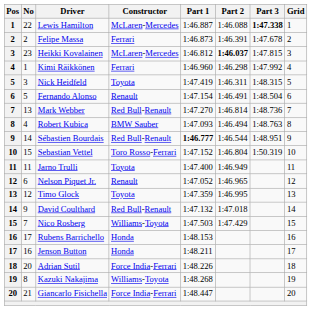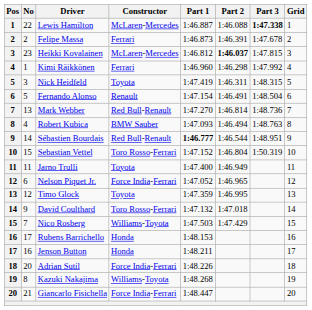(124, 180) Renault -> (144, 180) Force India-Ferrari
(141, 209) Red Bull-Renault -> (144, 209) Toro Rosso-Ferrari
